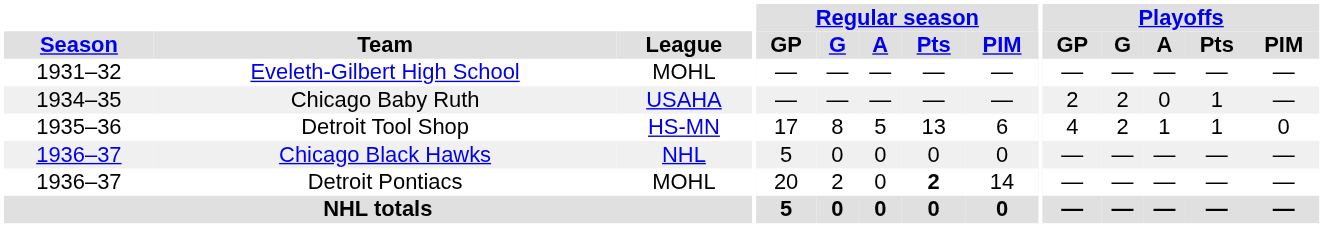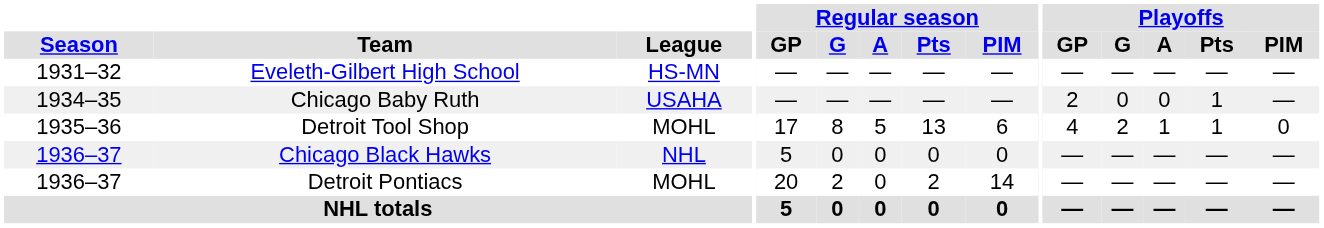(684, 72) MOHL -> (684, 72) HS-MN
(1123, 99) 2 -> (1123, 99) 0
(684, 127) HS-MN -> (684, 127) MOHL
(934, 181) bold -> (934, 181) normal
